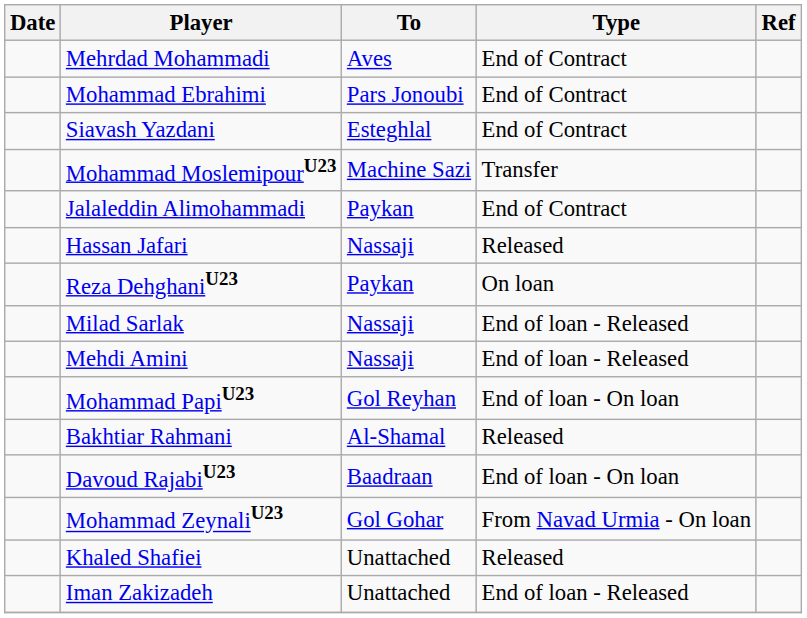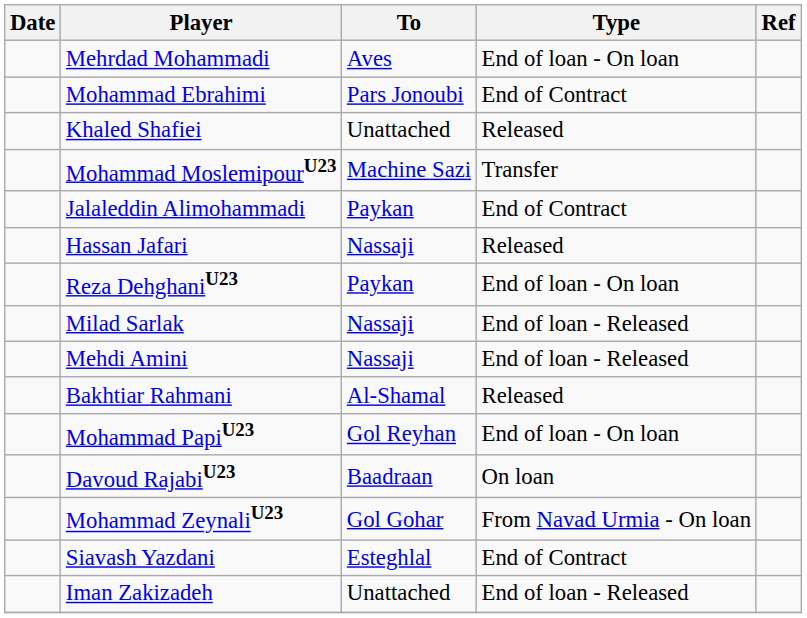(554, 58) End of Contract -> (580, 58) End of loan - On loan
rows swapped: (140, 130) <-> (134, 557)
(518, 283) On loan -> (580, 283) End of loan - On loan
rows swapped: (149, 437) <-> (160, 398)
(580, 476) End of loan - On loan -> (518, 476) On loan
